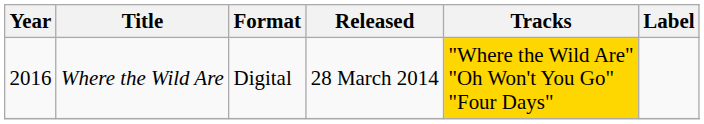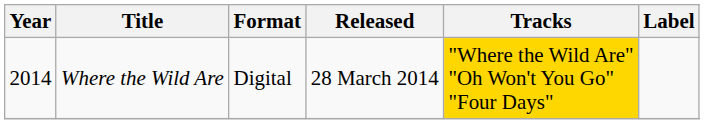(30, 77) 2016 -> (30, 77) 2014
